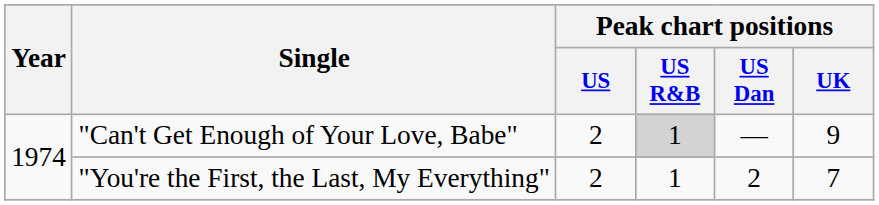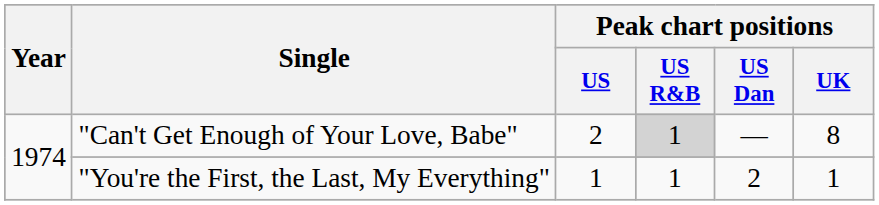(833, 135) 9 -> (833, 135) 8
(596, 178) 2 -> (596, 178) 1
(833, 178) 7 -> (833, 178) 1
